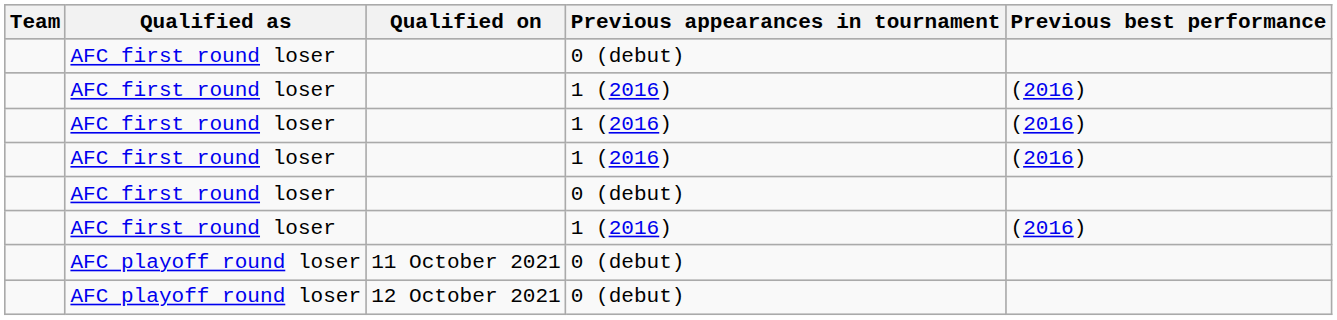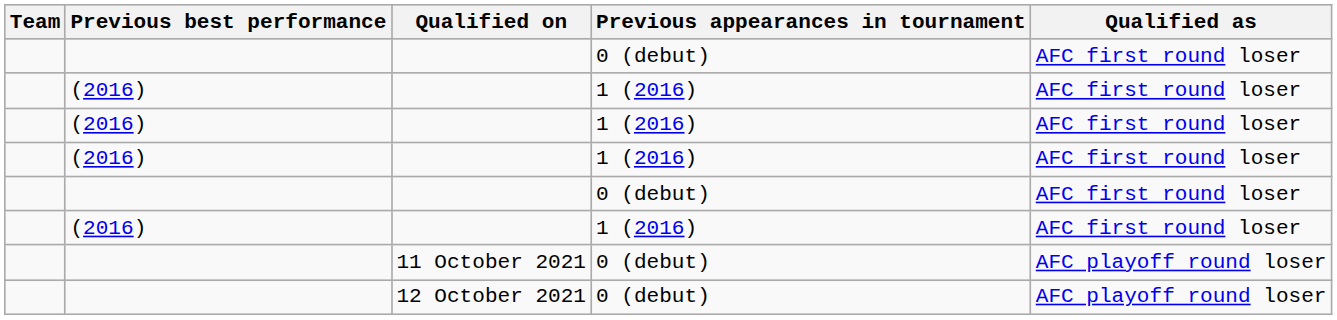columns swapped: (216, 22) <-> (1168, 22)
